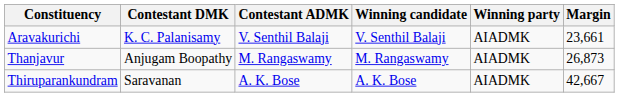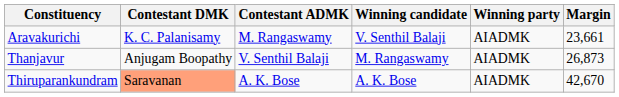(284, 37) V. Senthil Balaji -> (285, 37) M. Rangaswamy
(285, 59) M. Rangaswamy -> (284, 59) V. Senthil Balaji
(153, 80) no background -> (153, 80) lightsalmon background
(585, 80) 42,667 -> (585, 80) 42,670
